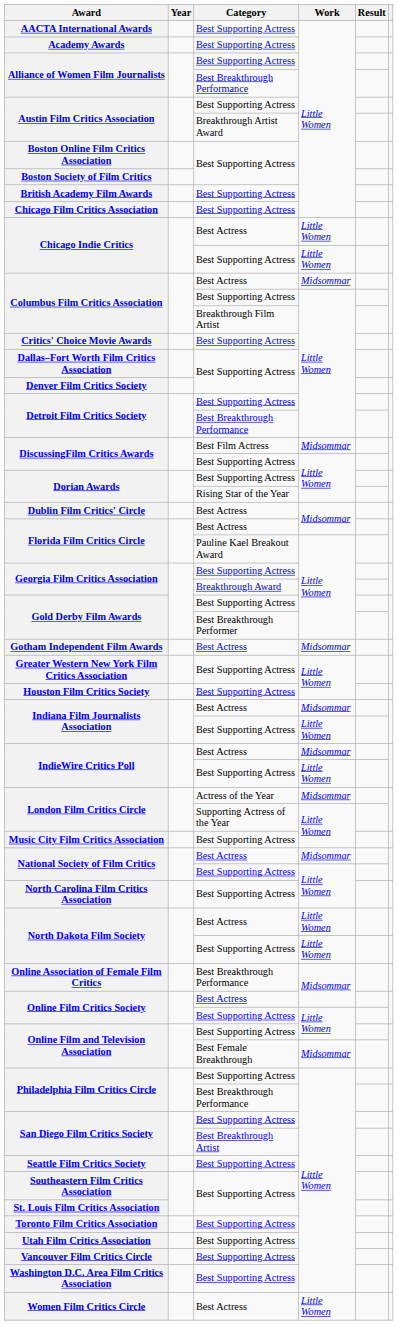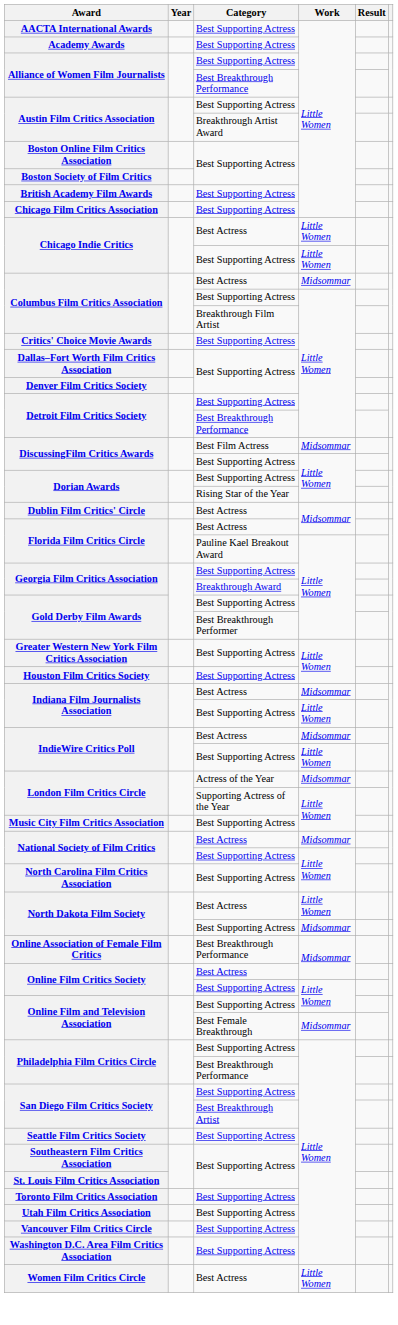- row: (86, 647)
(316, 949) Little Women -> (326, 927) Midsommar
